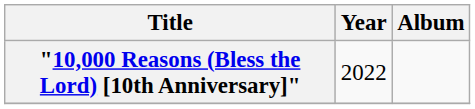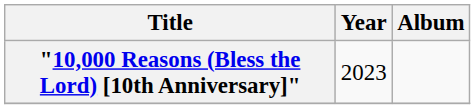(364, 71) 2022 -> (364, 71) 2023
